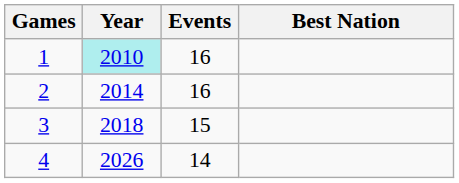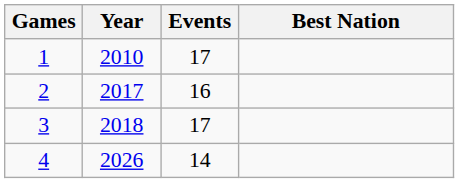(122, 56) paleturquoise background -> (122, 56) no background
(200, 56) 16 -> (200, 56) 17
(122, 90) 2014 -> (122, 90) 2017
(200, 125) 15 -> (200, 125) 17
